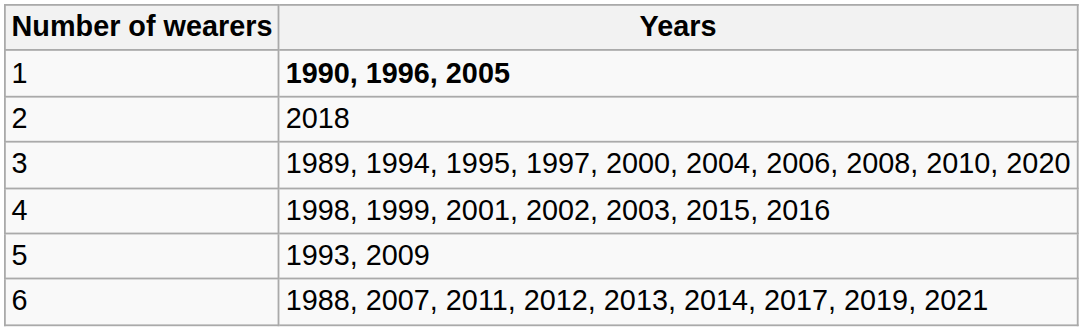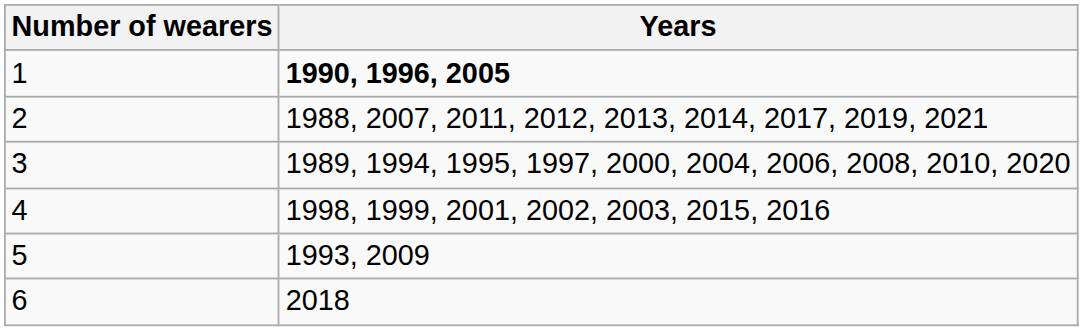(318, 118) 2018 -> (637, 118) 1988, 2007, 2011, 2012, 2013, 2014, 2017, 2019, 2021
(637, 301) 1988, 2007, 2011, 2012, 2013, 2014, 2017, 2019, 2021 -> (318, 301) 2018
